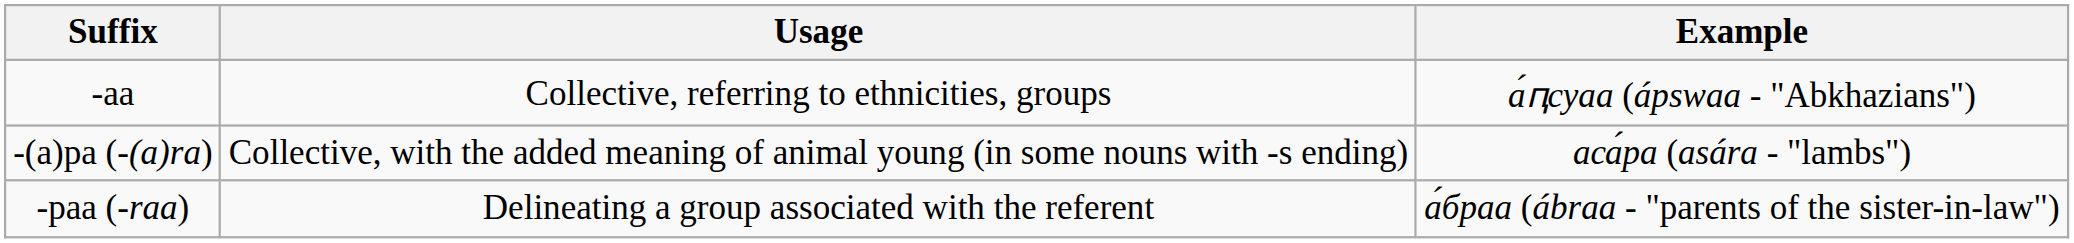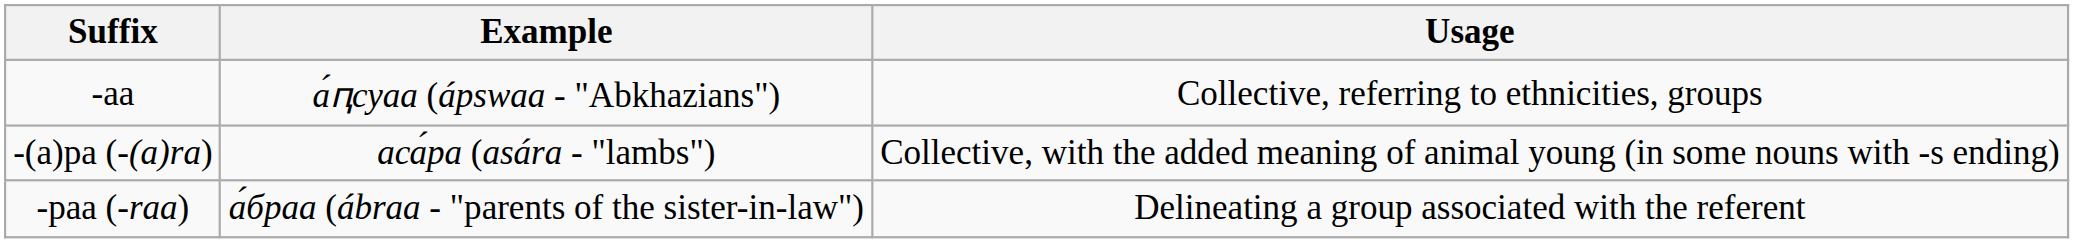columns swapped: (1742, 32) <-> (818, 32)
